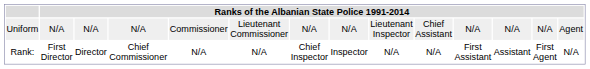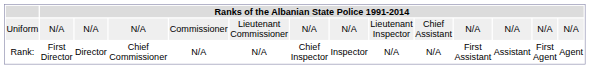(571, 29) Agent -> (571, 29) N/A
(571, 52) N/A -> (571, 52) Agent
